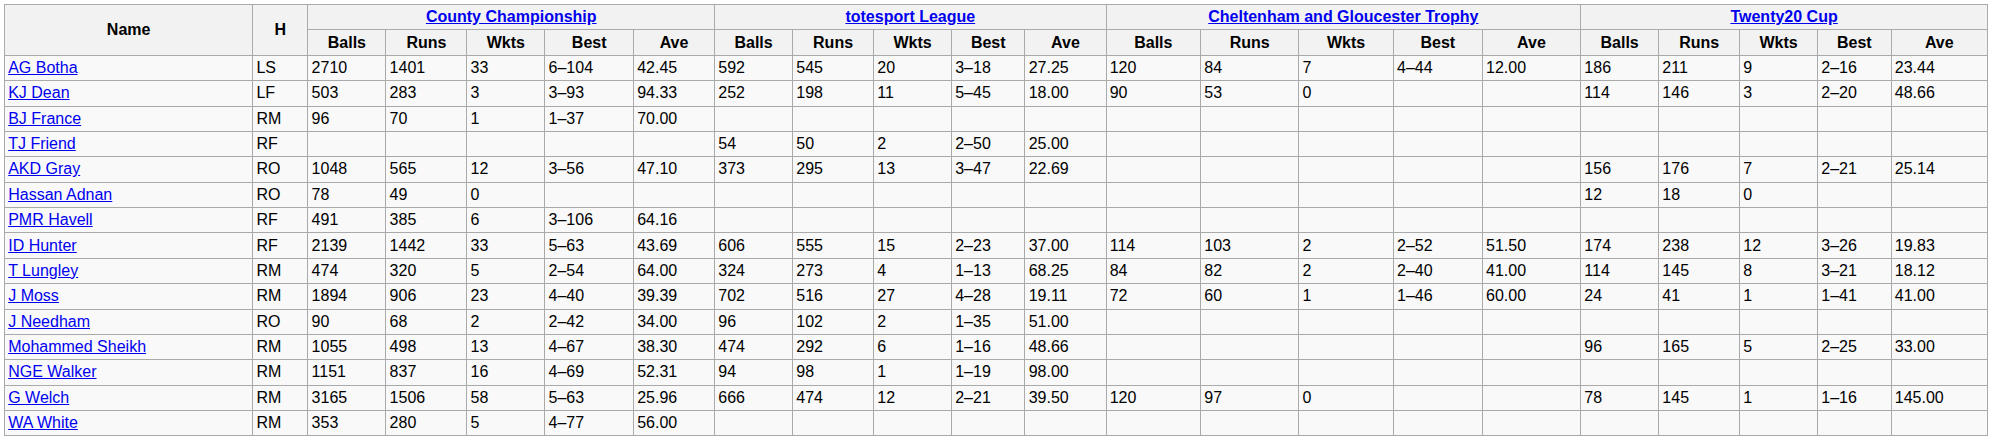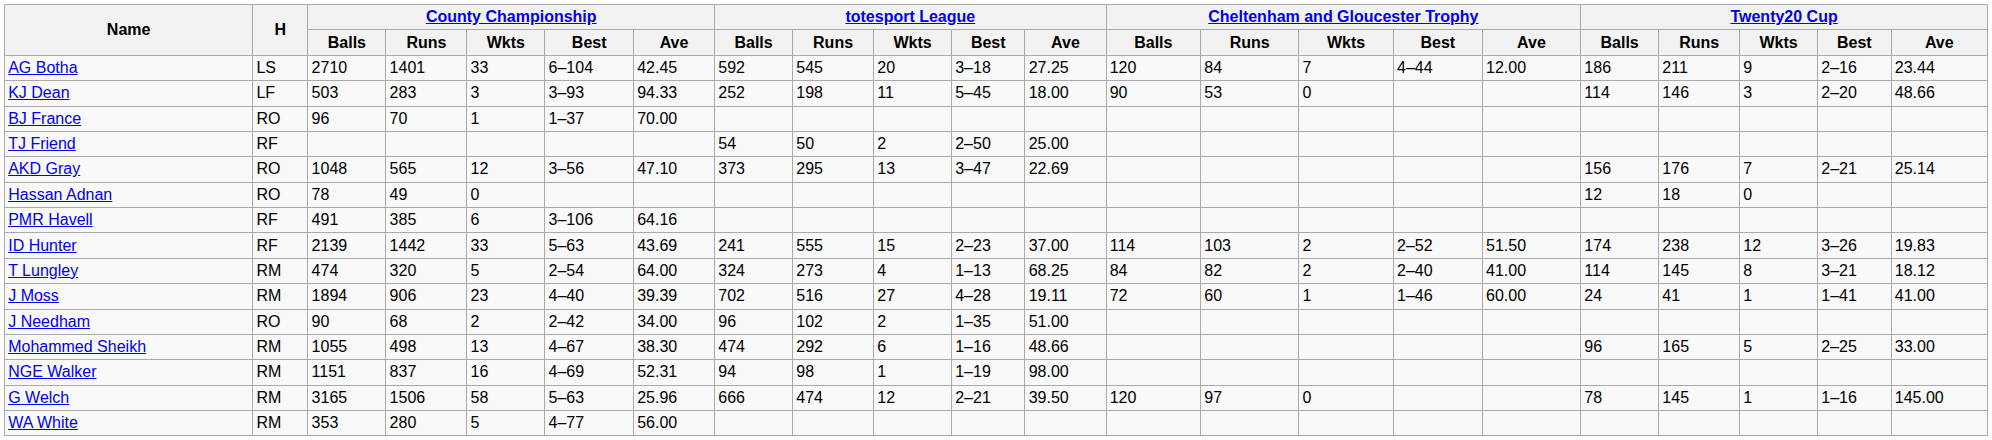(269, 118) RM -> (268, 118) RO
(732, 245) 606 -> (732, 245) 241
